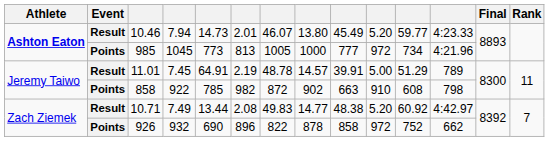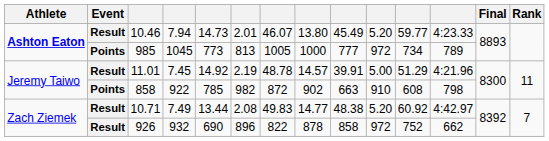(453, 52) 4:21.96 -> (453, 52) 789
(213, 71) 64.91 -> (213, 71) 14.92
(453, 71) 789 -> (453, 71) 4:21.96
(108, 128) Points -> (108, 128) Result
